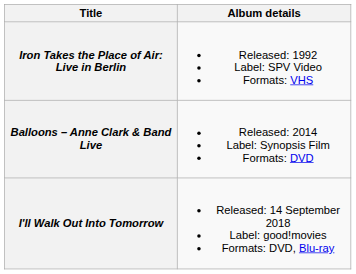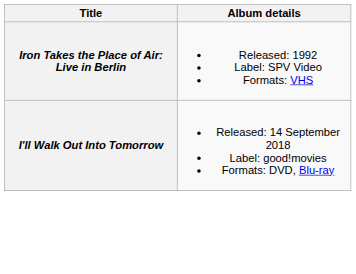- row: (91, 139)
